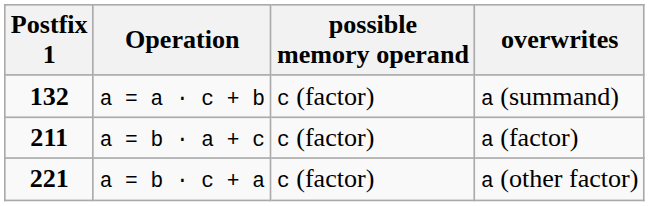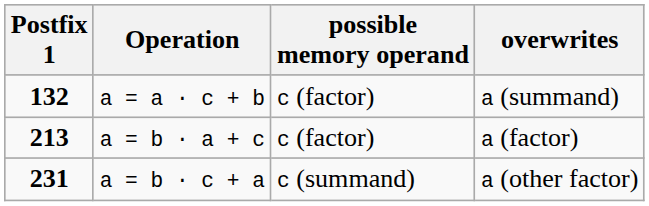(49, 137) 211 -> (49, 137) 213
(49, 178) 221 -> (49, 178) 231
(326, 179) c (factor) -> (346, 179) c (summand)
